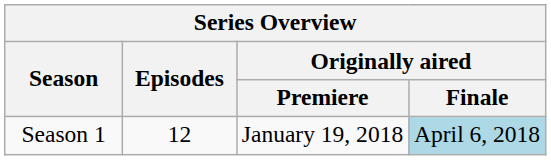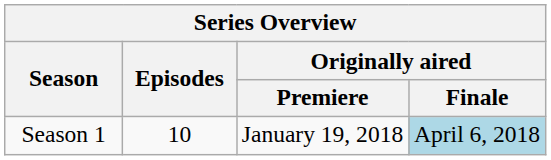(179, 135) 12 -> (179, 135) 10
